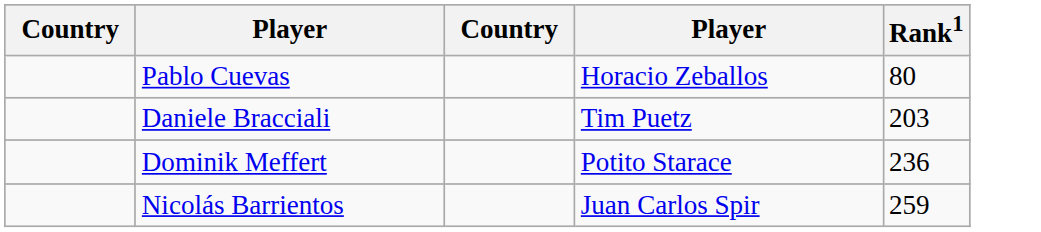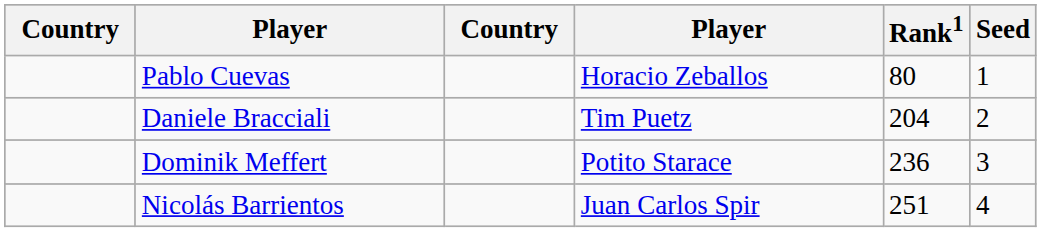+ column: (1003, 29)
(909, 119) 203 -> (909, 119) 204
(909, 204) 259 -> (909, 204) 251
